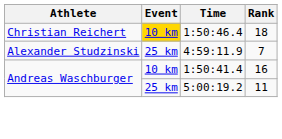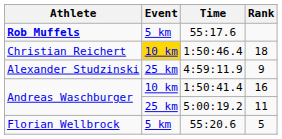+ row: (213, 32)
(261, 50) 7 -> (261, 69) 9
+ row: (213, 124)
